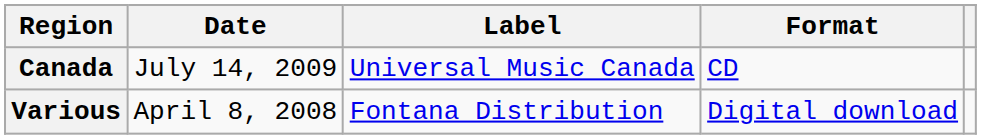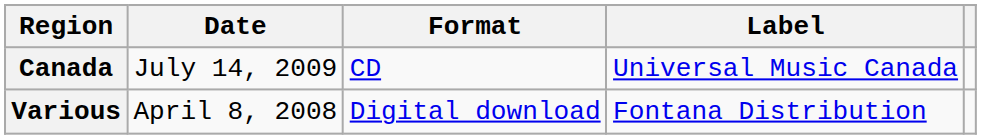columns swapped: (833, 26) <-> (522, 26)
